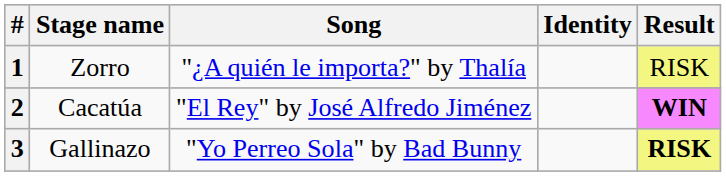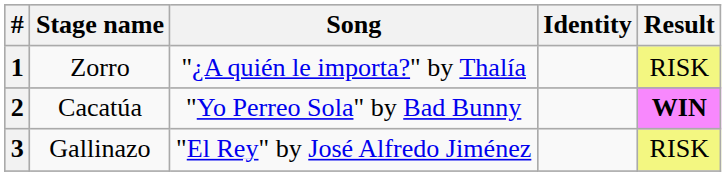(354, 107) "El Rey" by José Alfredo Jiménez -> (354, 107) "Yo Perreo Sola" by Bad Bunny
(354, 149) "Yo Perreo Sola" by Bad Bunny -> (354, 149) "El Rey" by José Alfredo Jiménez
(679, 149) bold -> (679, 149) normal
